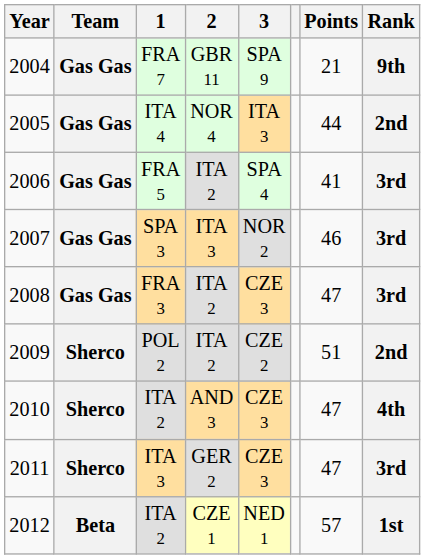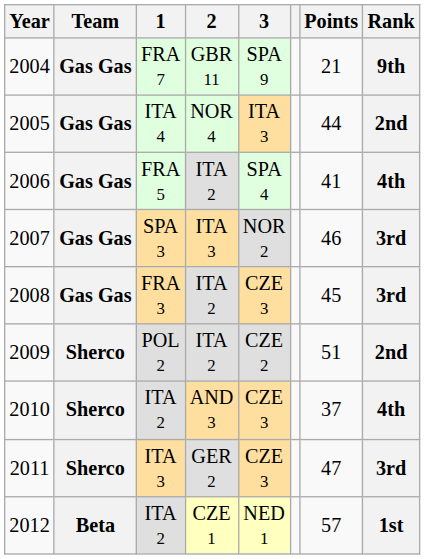(391, 181) 3rd -> (391, 181) 4th
(331, 295) 47 -> (331, 295) 45
(331, 410) 47 -> (331, 410) 37
